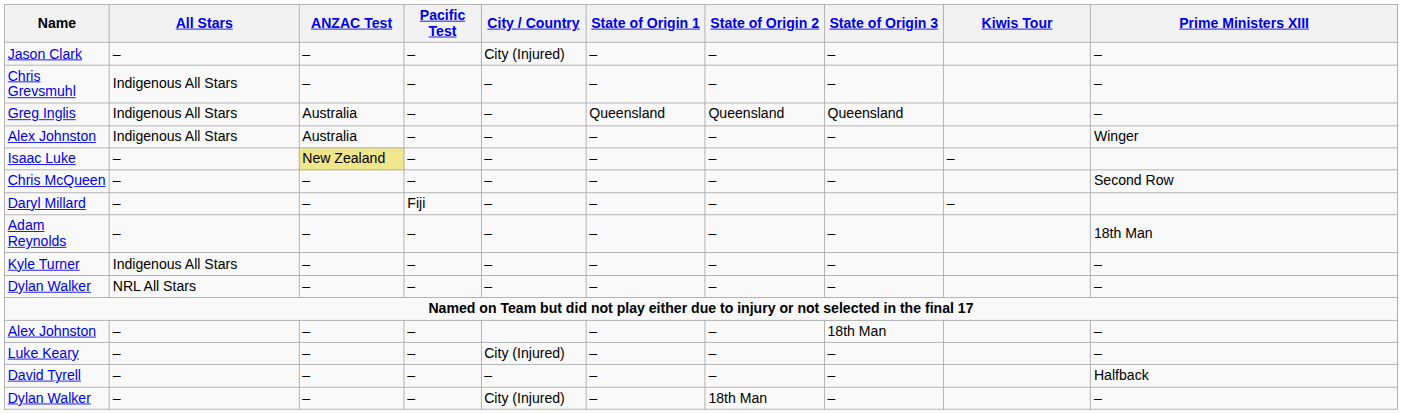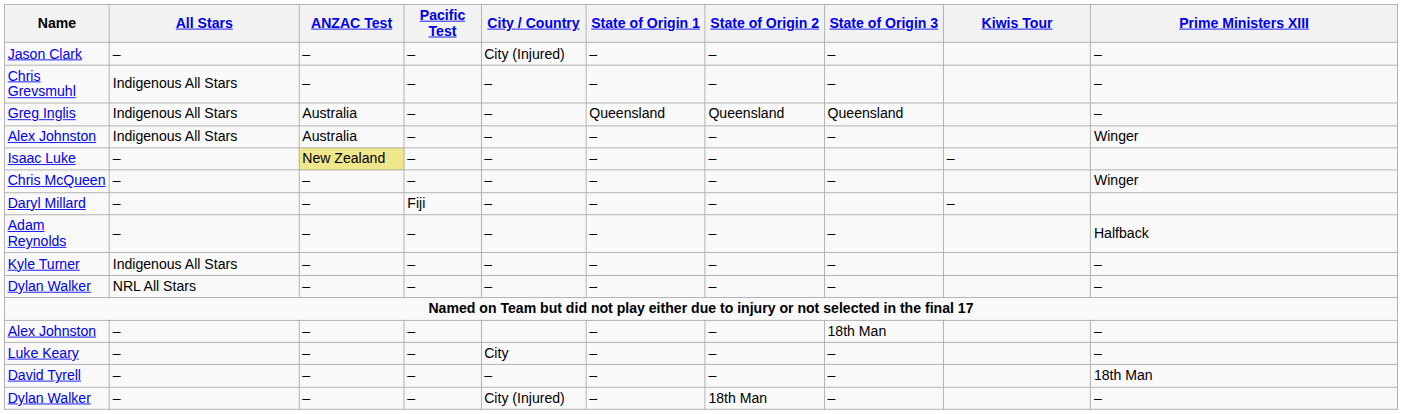(1134, 181) Second Row -> (1116, 181) Winger
(1123, 233) 18th Man -> (1121, 233) Halfback
(524, 353) City (Injured) -> (496, 353) City
(1121, 375) Halfback -> (1123, 375) 18th Man
